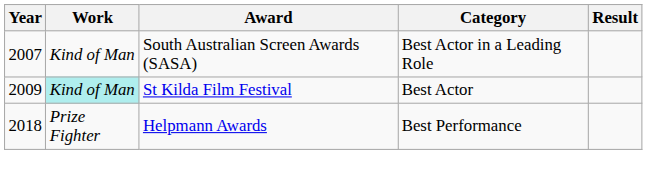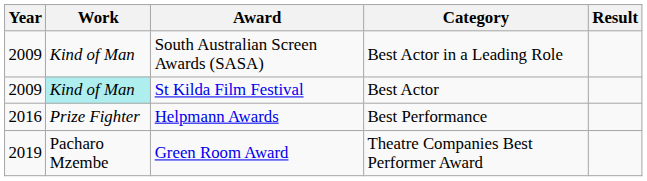(25, 53) 2007 -> (25, 53) 2009
(25, 126) 2018 -> (25, 116) 2016
+ row: (222, 152)
